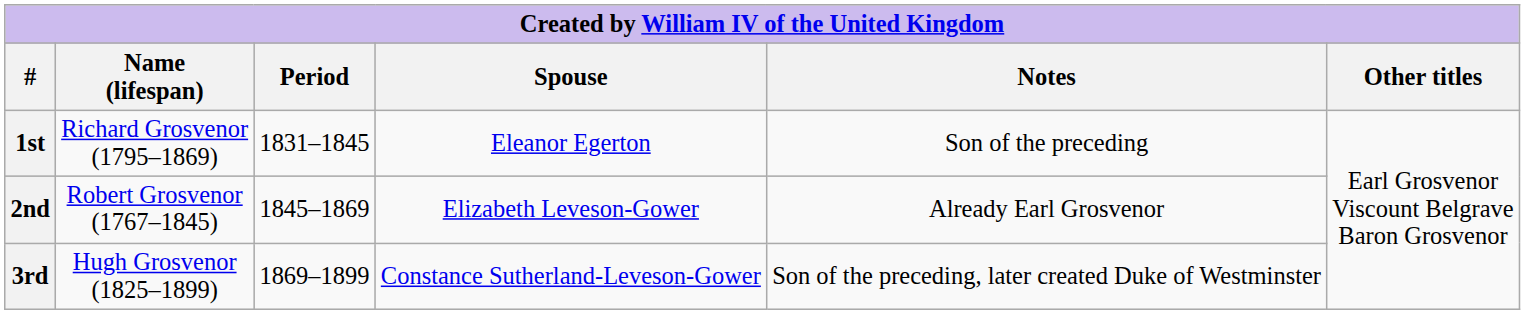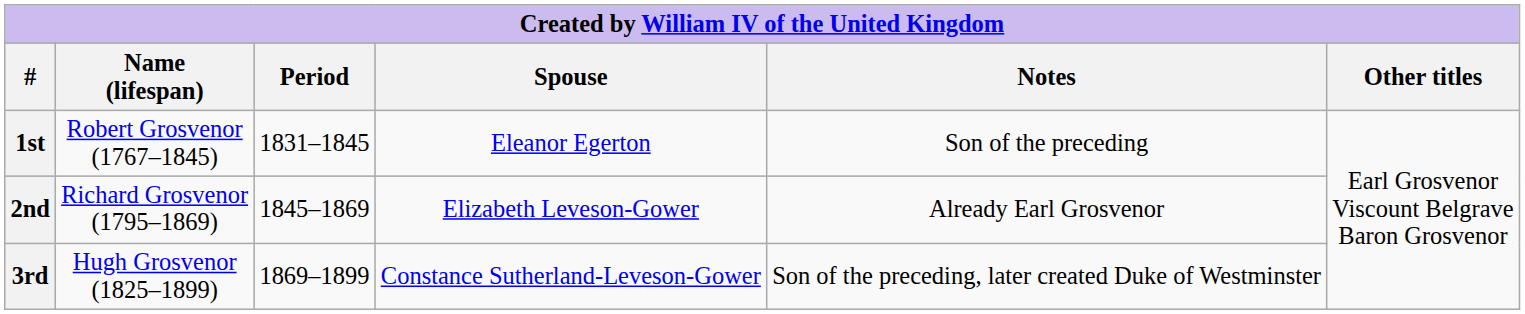(155, 142) Richard Grosvenor (1795–1869) -> (155, 142) Robert Grosvenor (1767–1845)
(155, 209) Robert Grosvenor (1767–1845) -> (155, 209) Richard Grosvenor (1795–1869)
